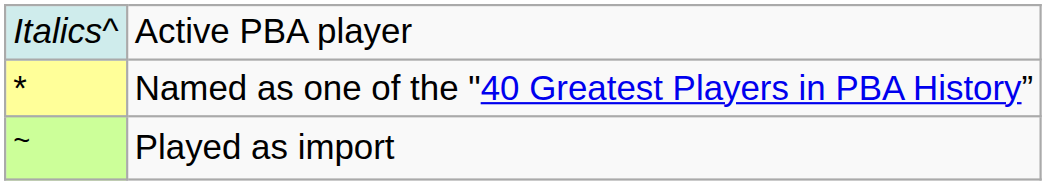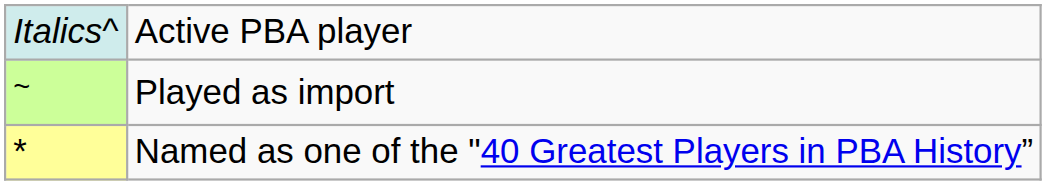rows swapped: (584, 87) <-> (265, 147)
